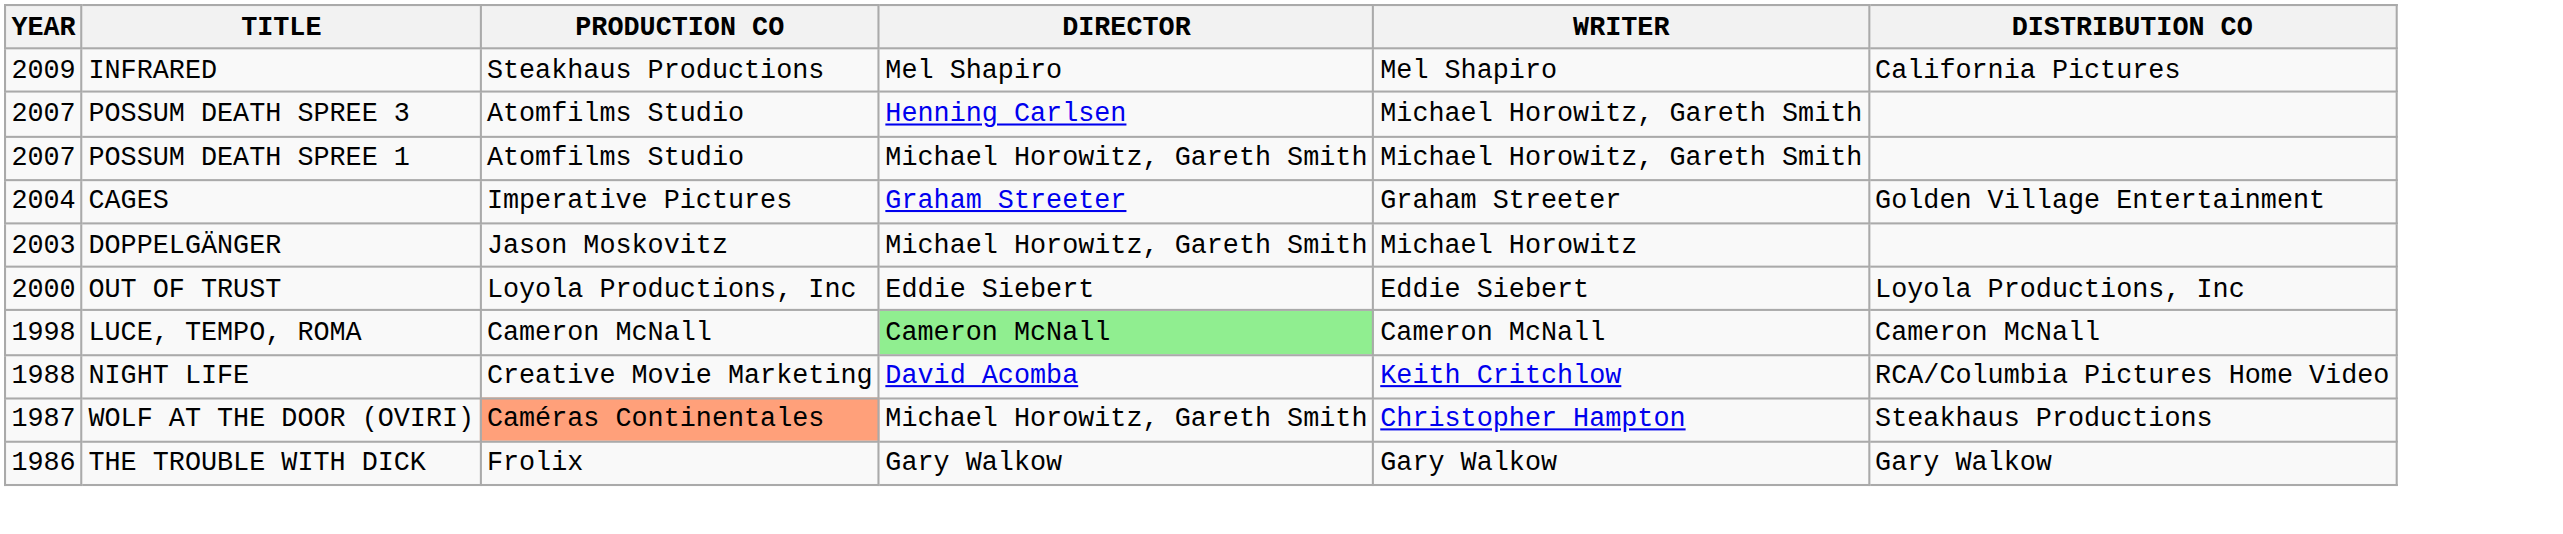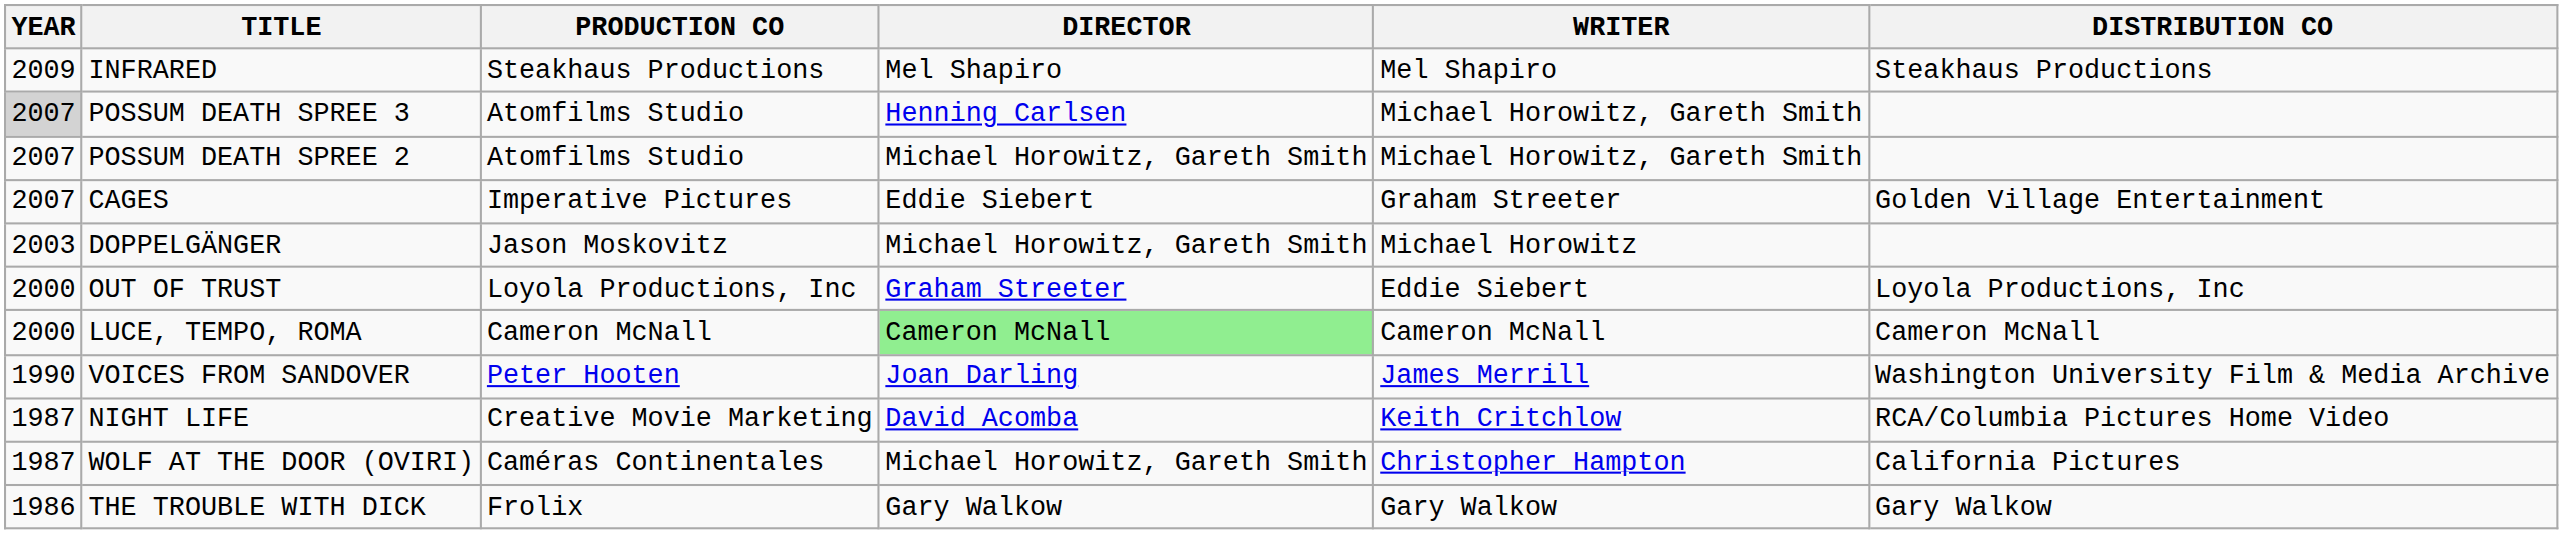(2028, 70) California Pictures -> (2044, 70) Steakhaus Productions
(44, 114) no background -> (44, 114) lightgrey background
+ row: (249, 158)
- row: (249, 158)
(44, 201) 2004 -> (44, 201) 2007
(1006, 201) Graham Streeter -> (990, 201) Eddie Siebert
(990, 289) Eddie Siebert -> (1006, 289) Graham Streeter
(44, 332) 1998 -> (44, 332) 2000
+ row: (249, 376)
(44, 376) 1988 -> (44, 420) 1987
(656, 420) lightsalmon background -> (656, 463) no background
(2044, 420) Steakhaus Productions -> (2028, 463) California Pictures
